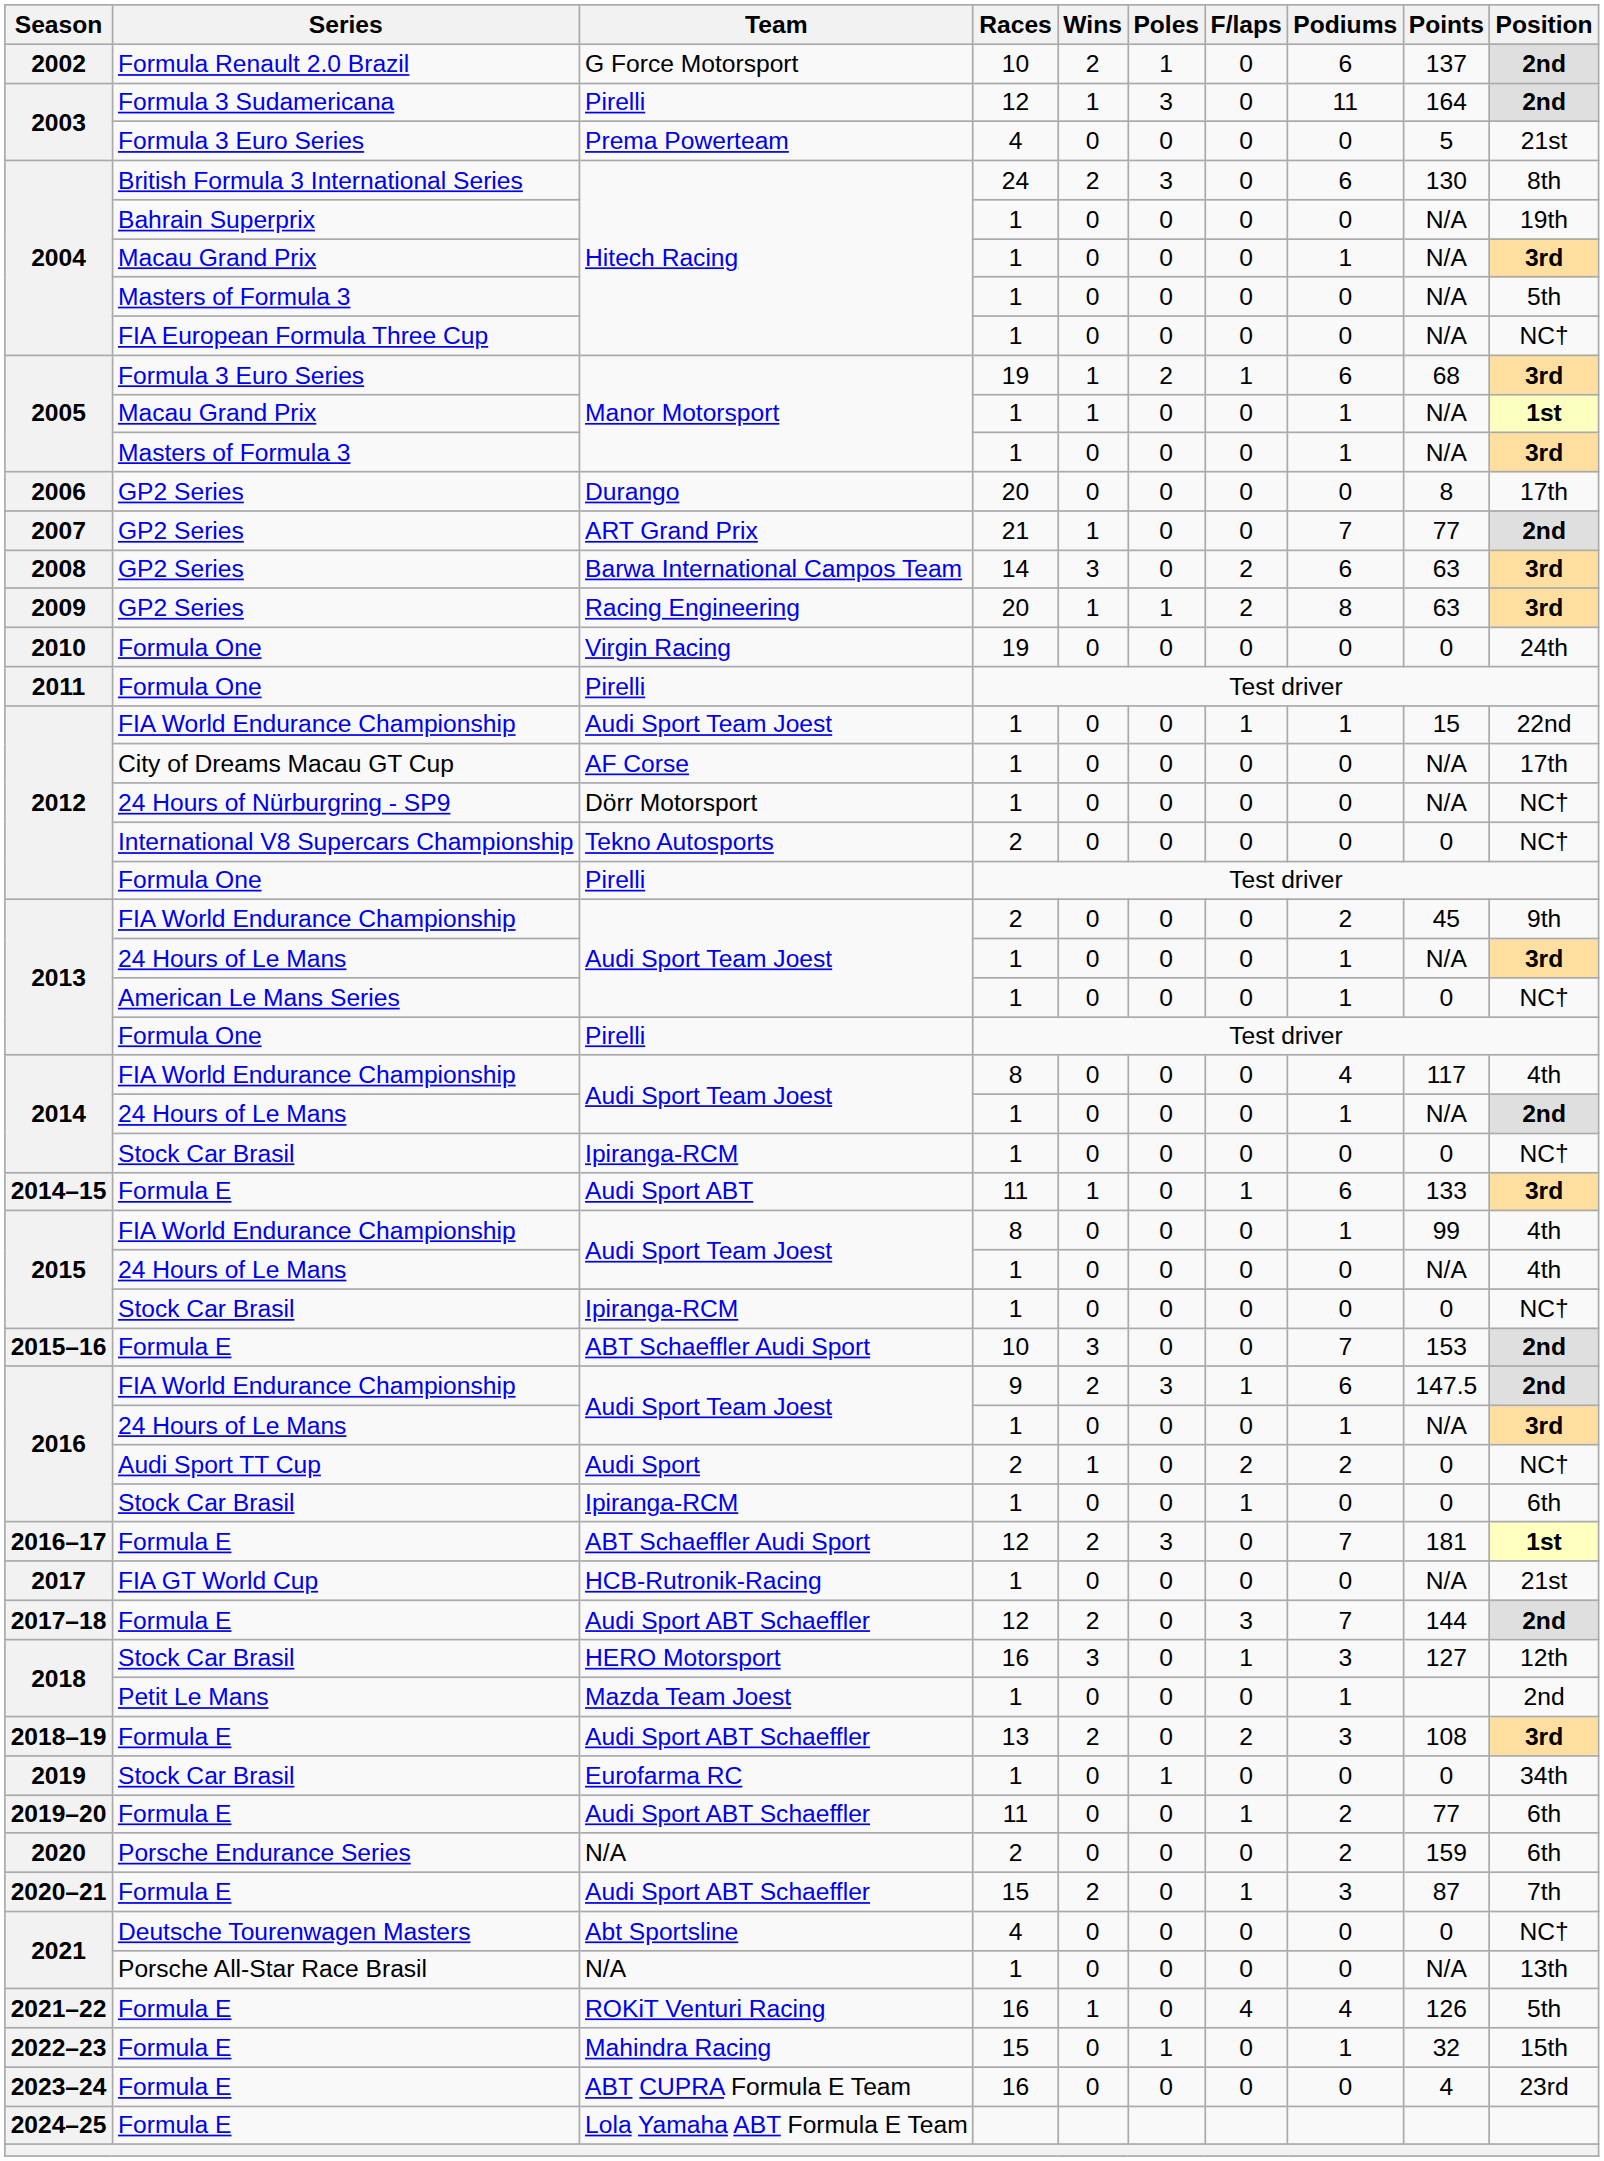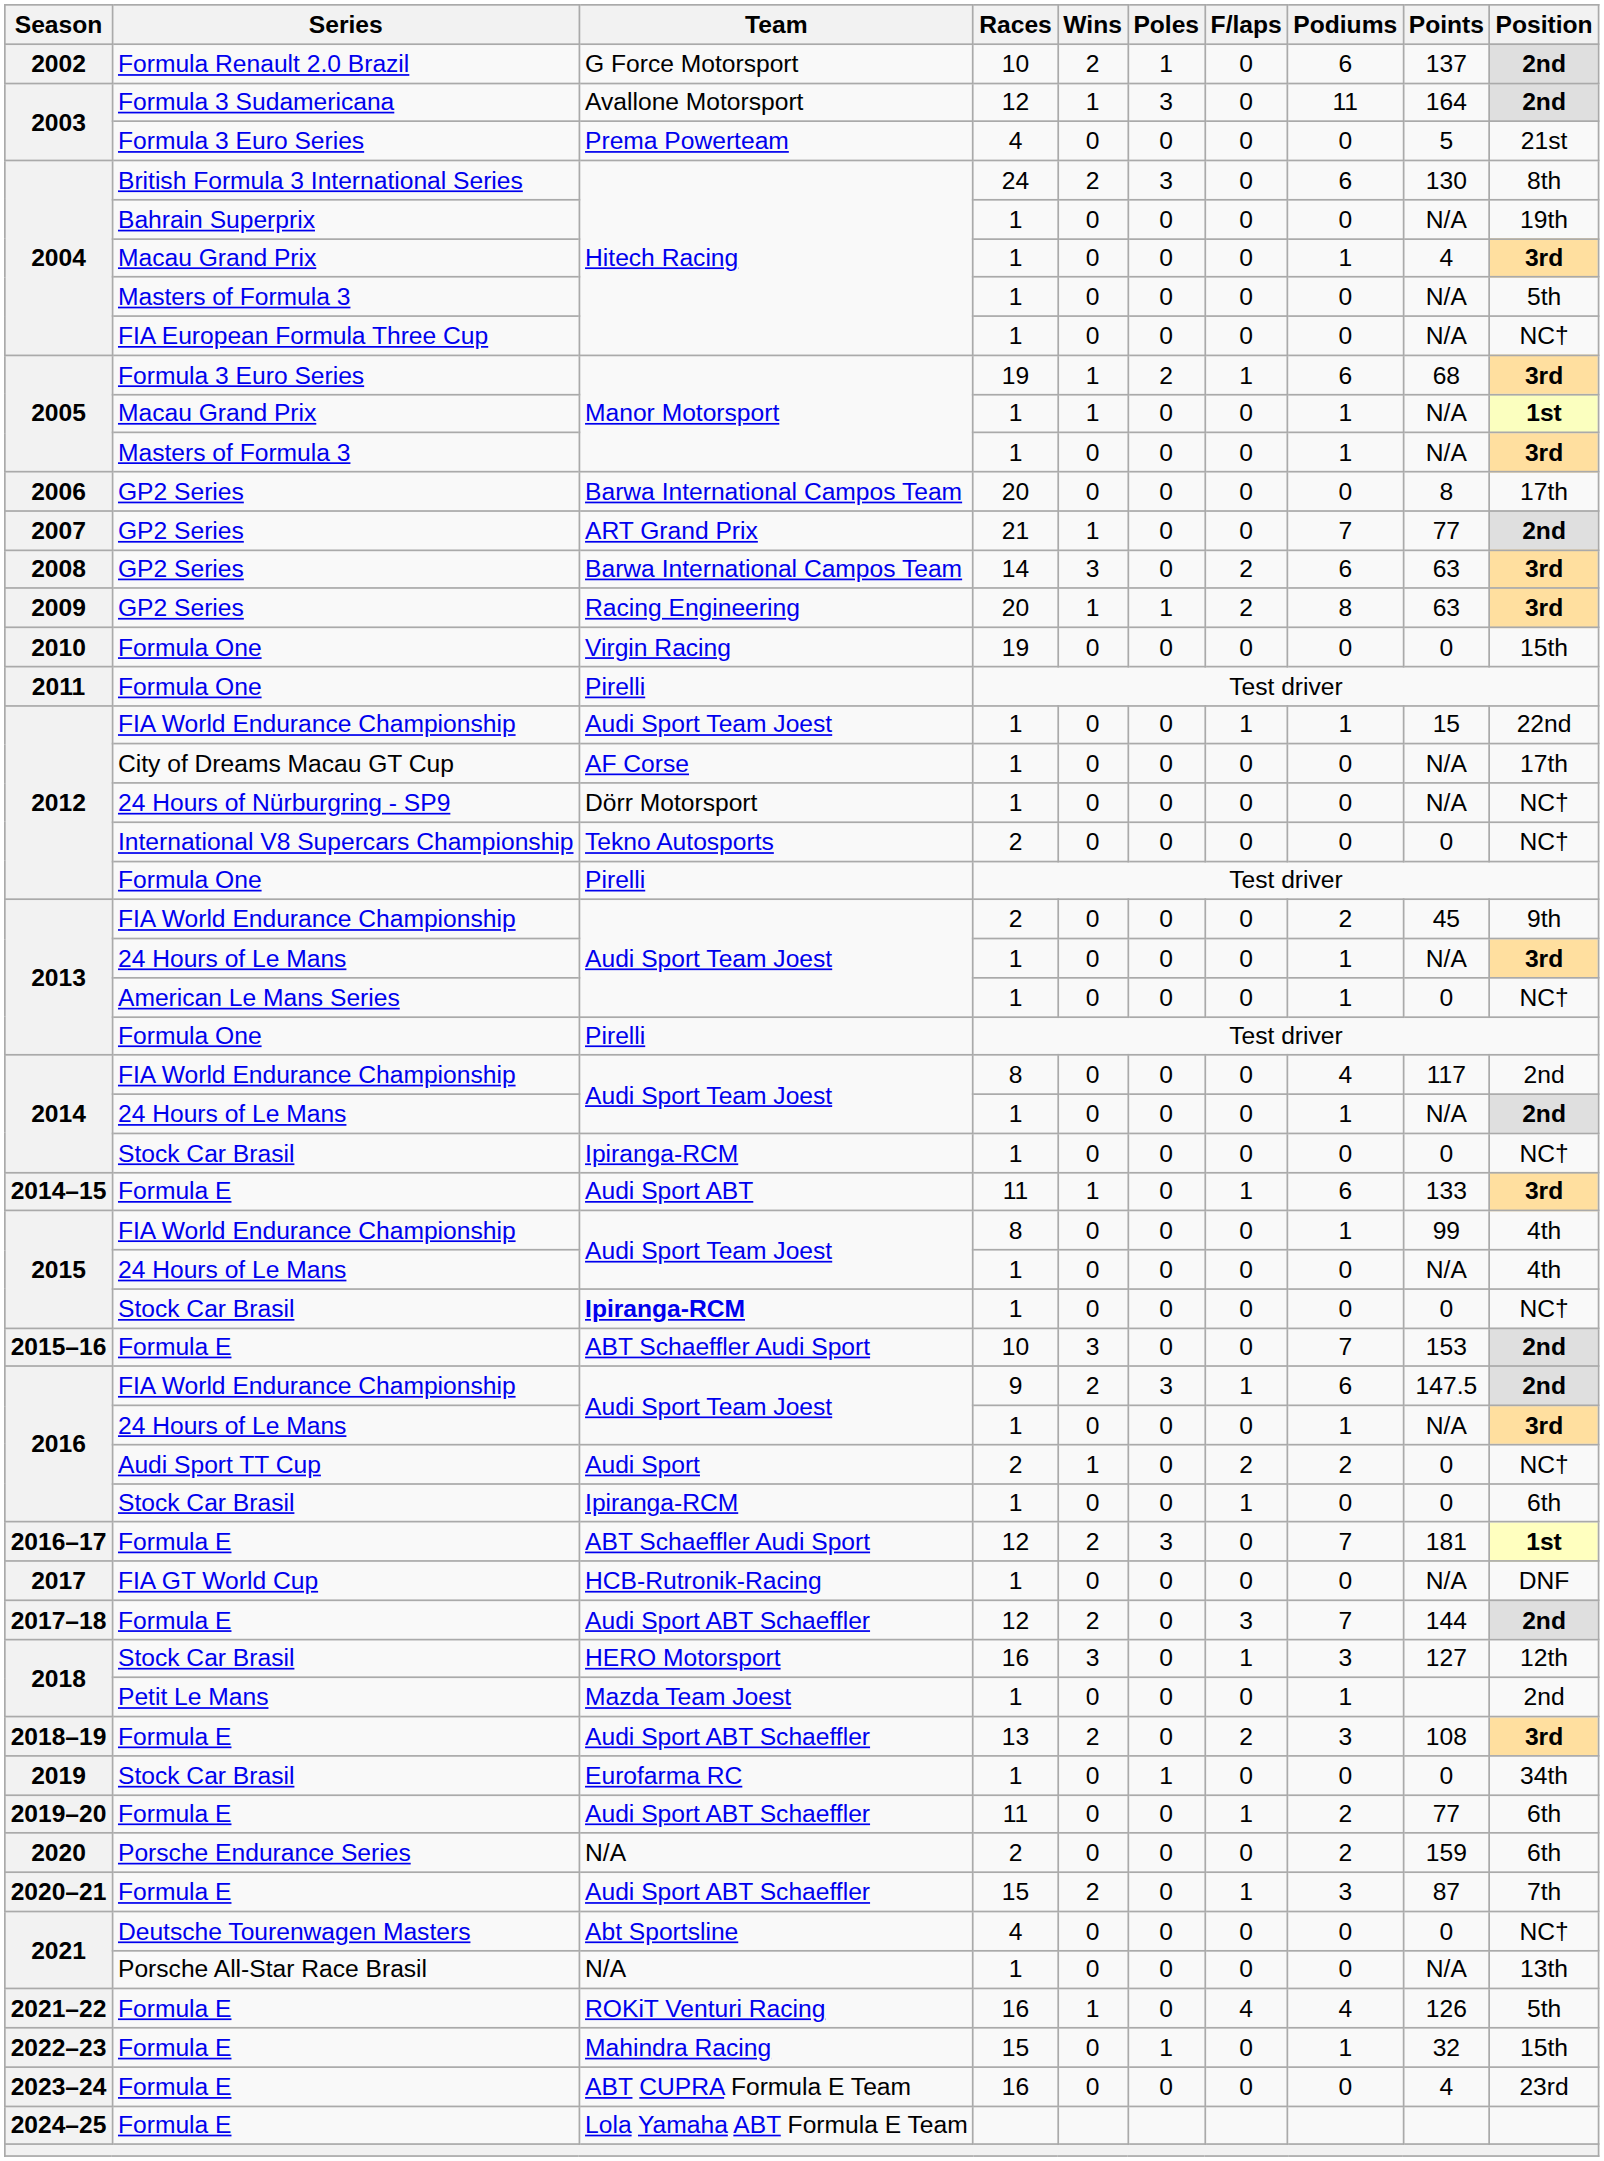(615, 103) Pirelli -> (694, 103) Avallone Motorsport
(1446, 258) N/A -> (1446, 258) 4
(632, 492) Durango -> (774, 492) Barwa International Campos Team
(1544, 647) 24th -> (1544, 647) 15th
(1544, 1075) 4th -> (1544, 1075) 2nd
(662, 1308) normal -> (665, 1308) bold
(1544, 1581) 21st -> (1544, 1581) DNF
